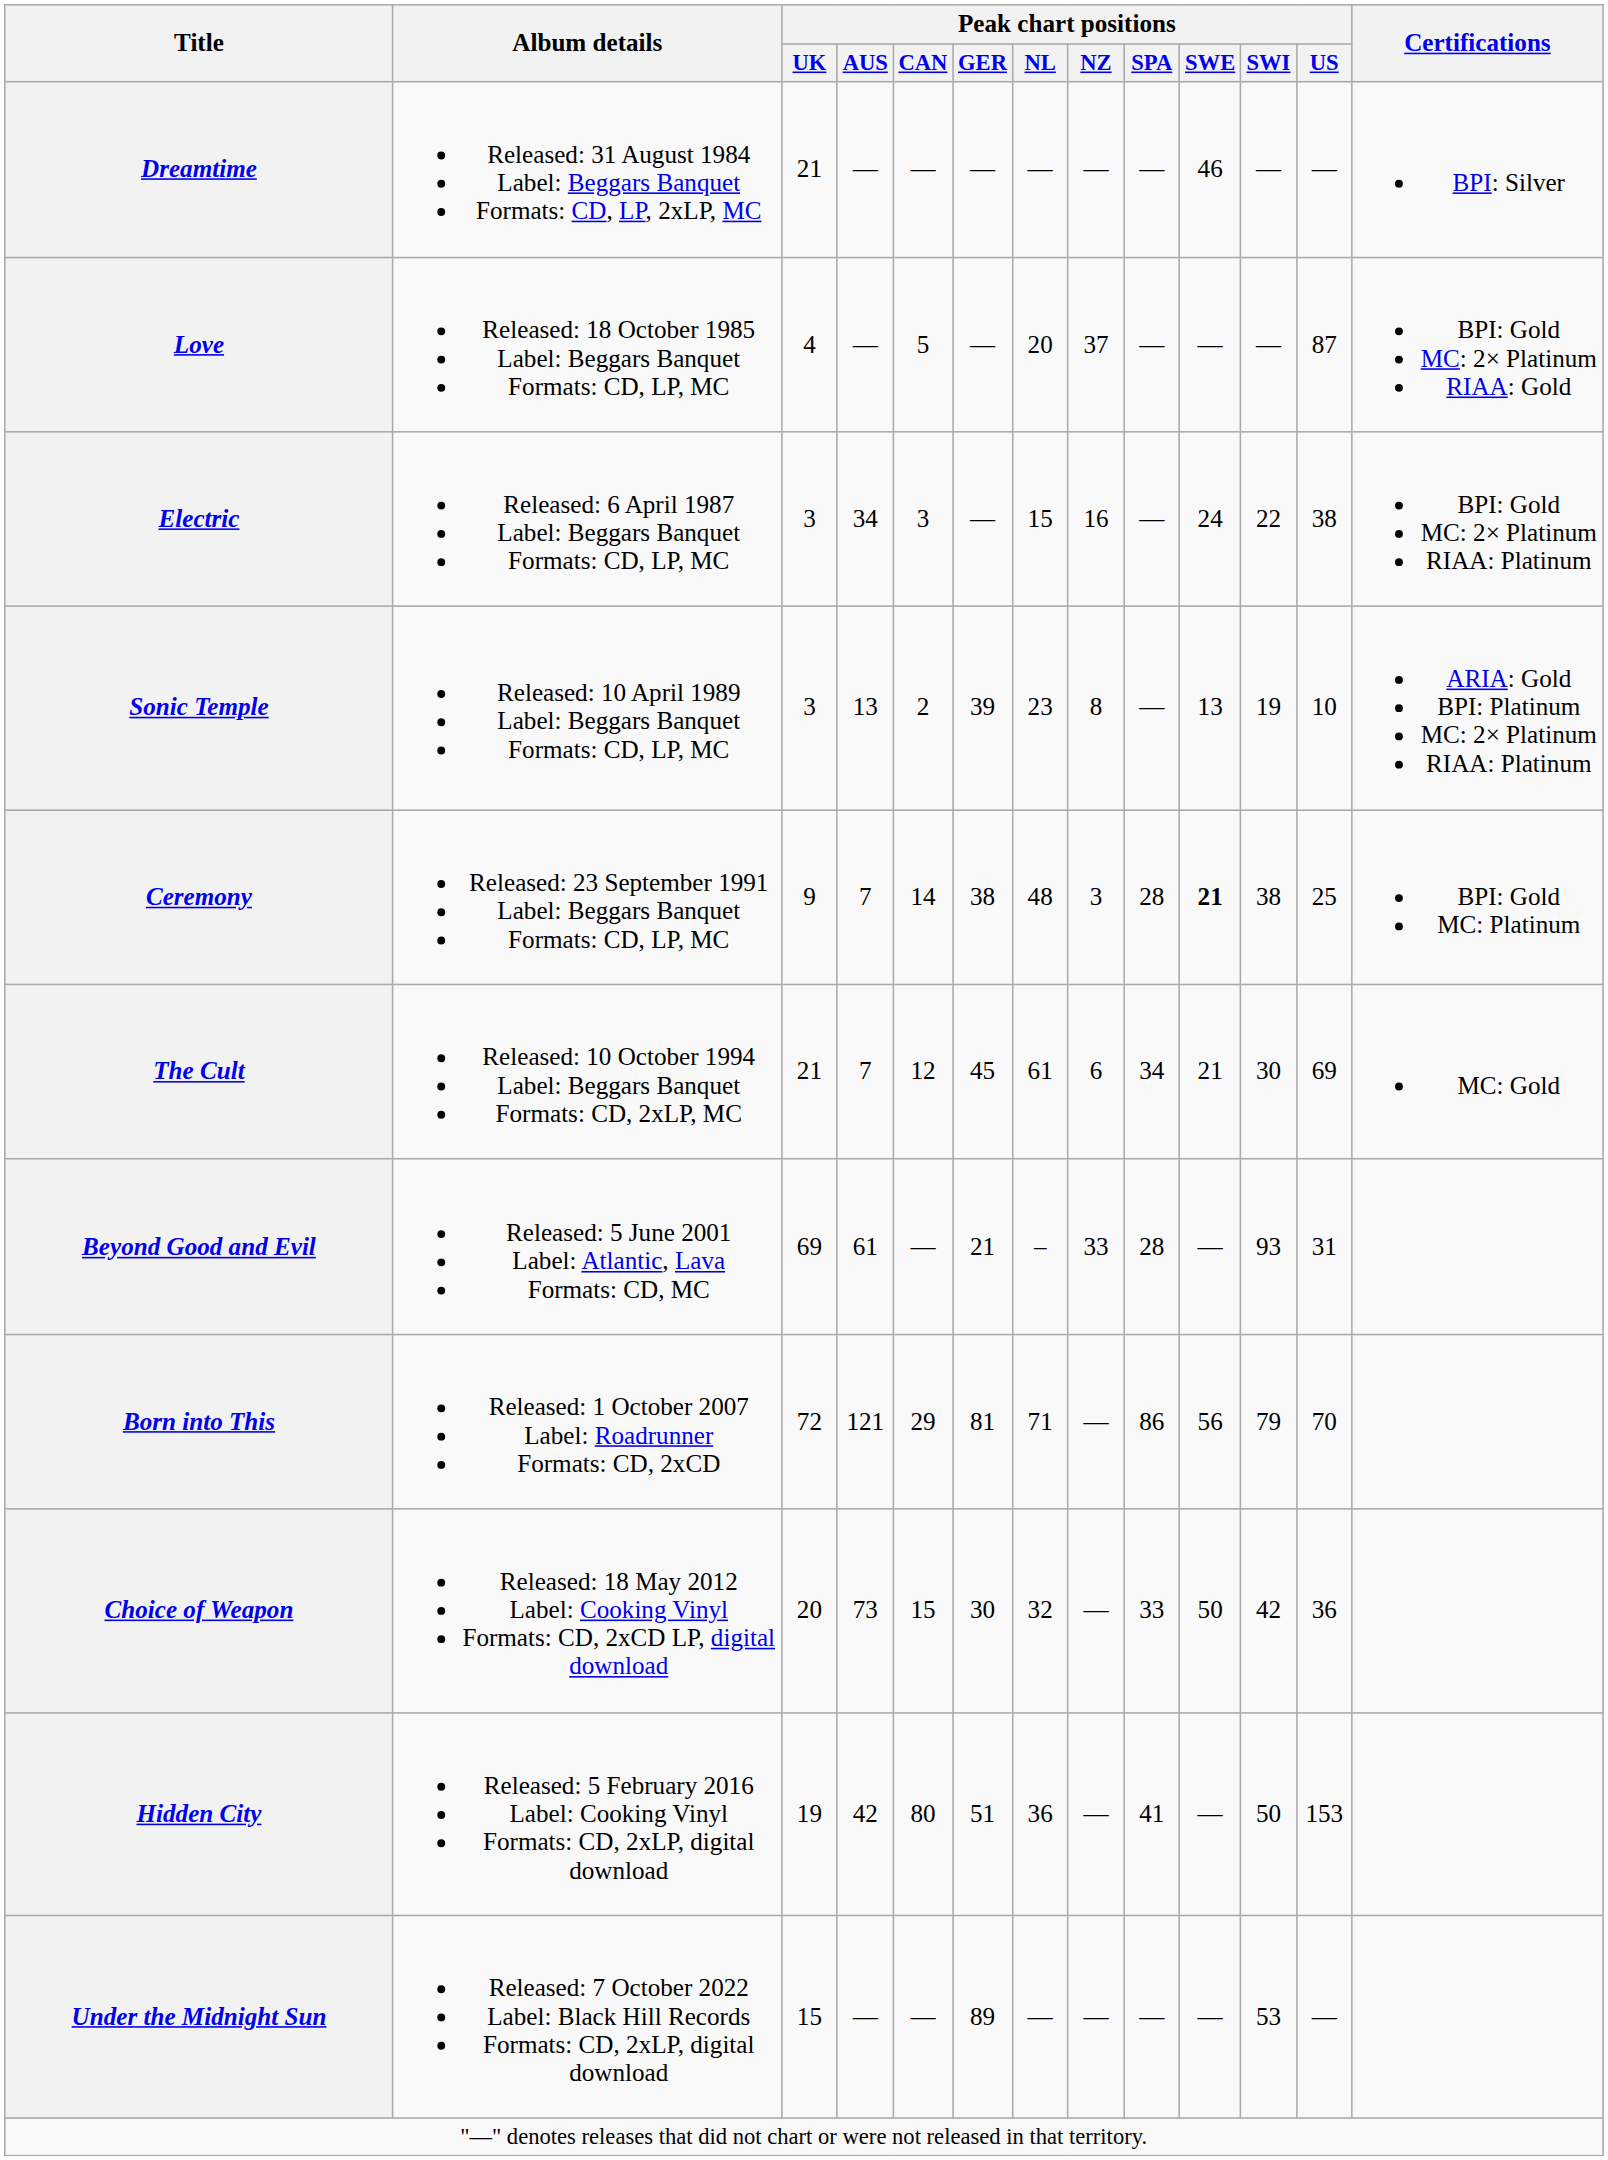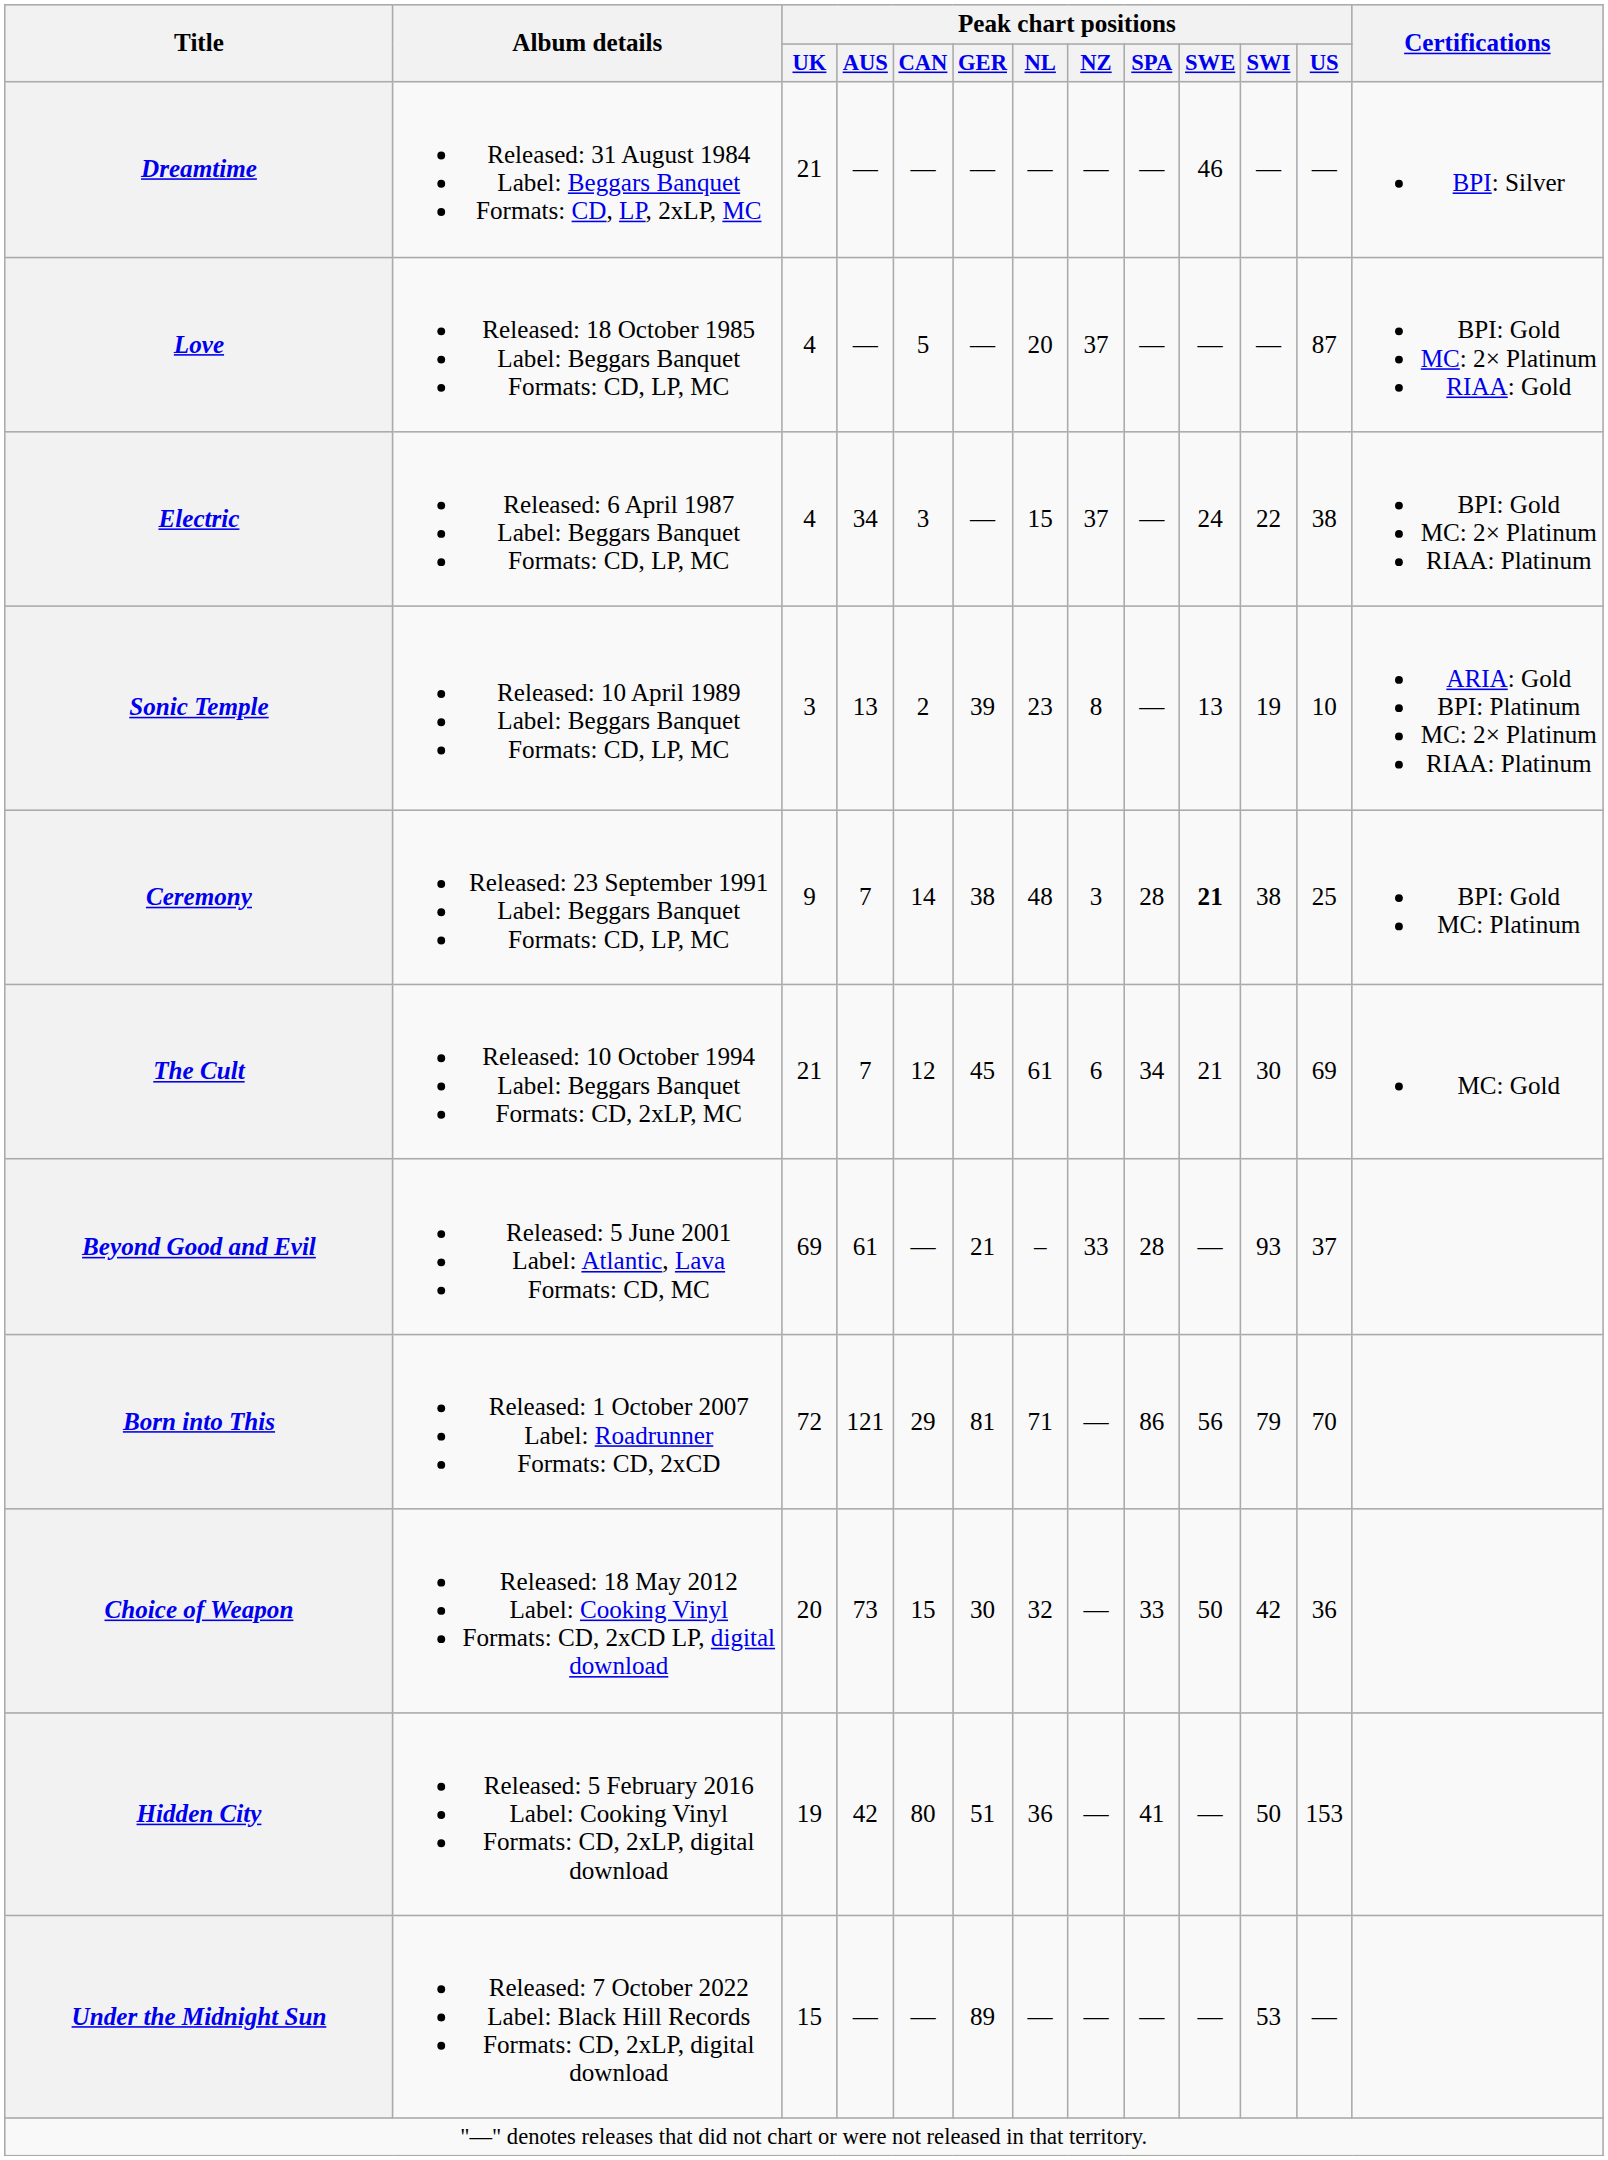(809, 518) 3 -> (809, 518) 4
(1096, 518) 16 -> (1096, 518) 37
(1324, 1246) 31 -> (1324, 1246) 37
